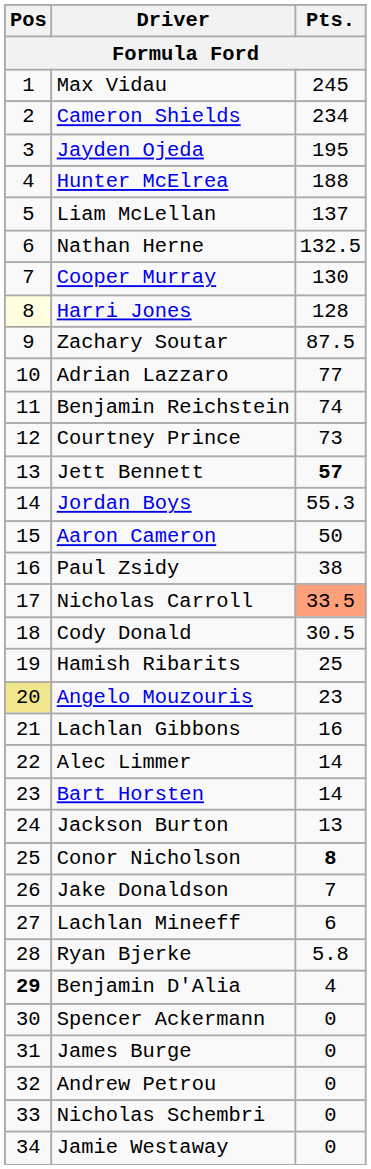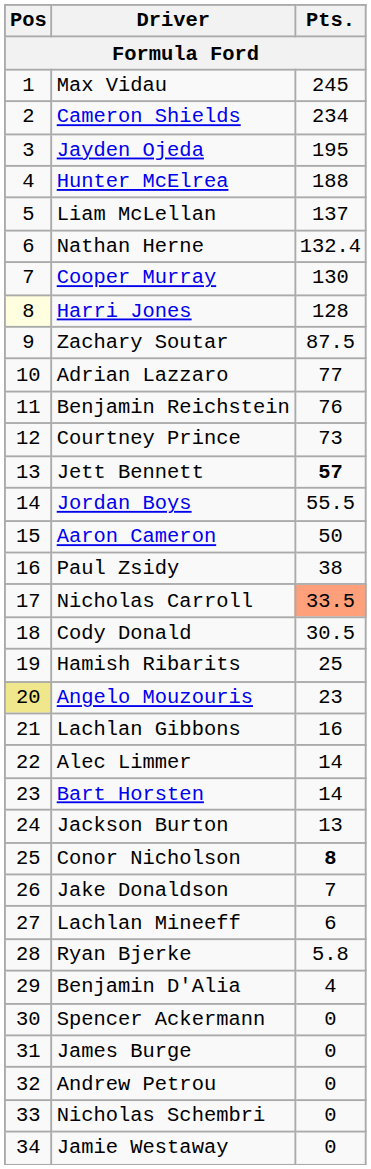(330, 246) 132.5 -> (330, 246) 132.4
(330, 407) 74 -> (330, 407) 76
(330, 504) 55.3 -> (330, 504) 55.5
(28, 987) bold -> (28, 987) normal
